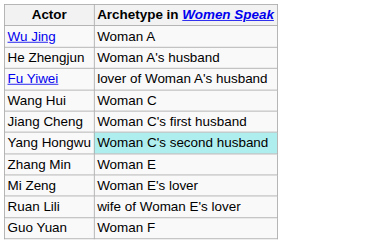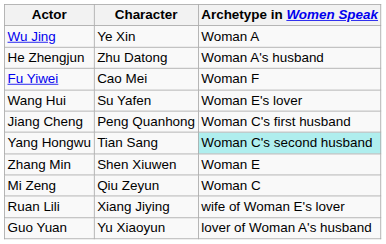+ column: (146, 15)
(182, 79) lover of Woman A's husband -> (230, 79) Woman F
(127, 100) Woman C -> (252, 100) Woman E's lover
(148, 185) Woman E's lover -> (231, 185) Woman C
(126, 228) Woman F -> (286, 228) lover of Woman A's husband
